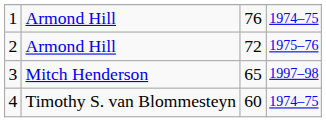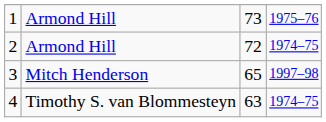(253, 18) 76 -> (253, 18) 73
(294, 18) 1974–75 -> (294, 18) 1975–76
(294, 46) 1975–76 -> (294, 46) 1974–75
(253, 102) 60 -> (253, 102) 63
